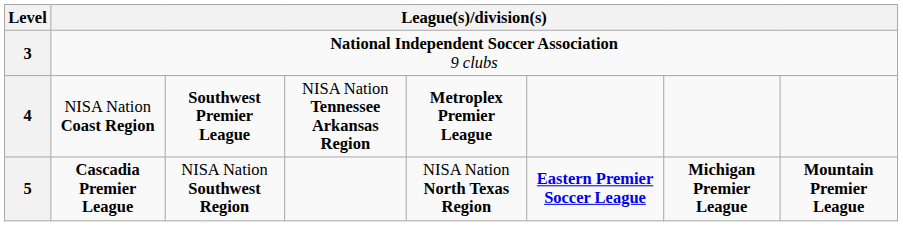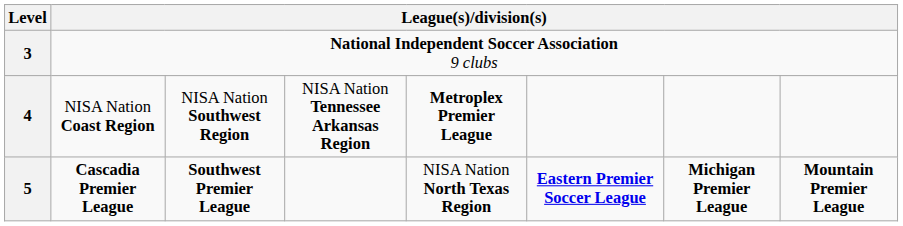(225, 116) Southwest Premier League -> (225, 116) NISA Nation Southwest Region
(225, 188) NISA Nation Southwest Region -> (225, 188) Southwest Premier League
